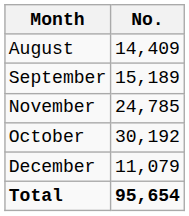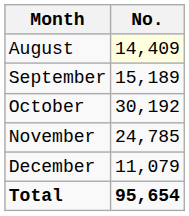(147, 49) no background -> (147, 49) lightyellow background
rows swapped: (47, 137) <-> (52, 108)
